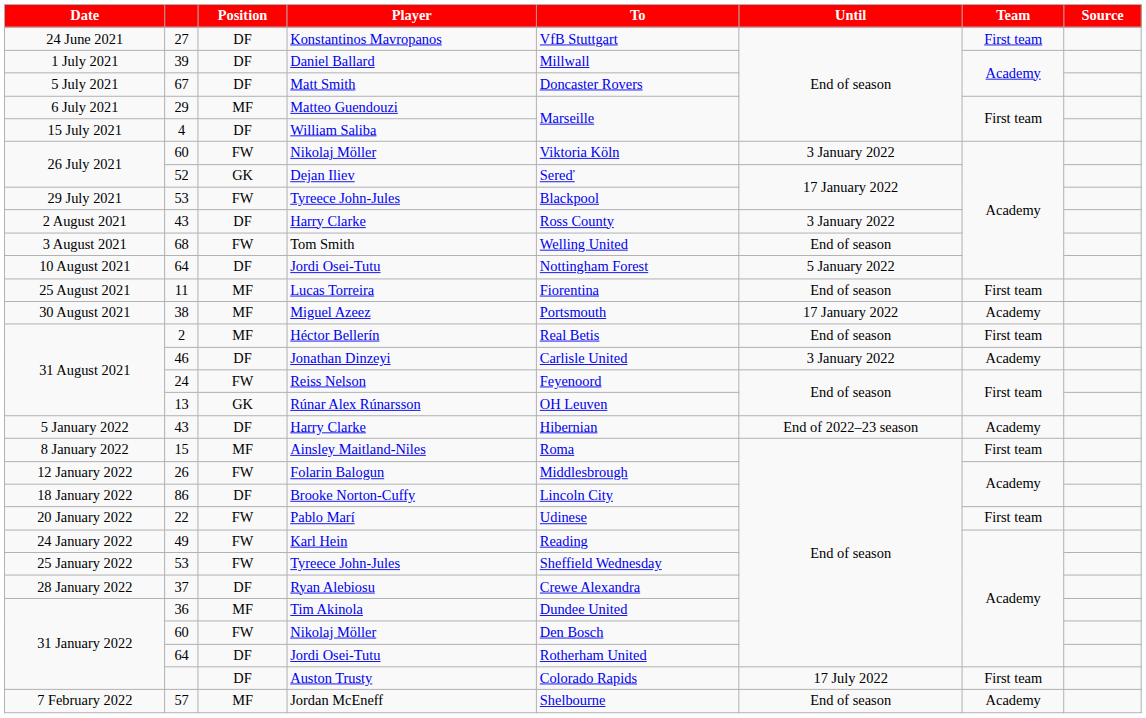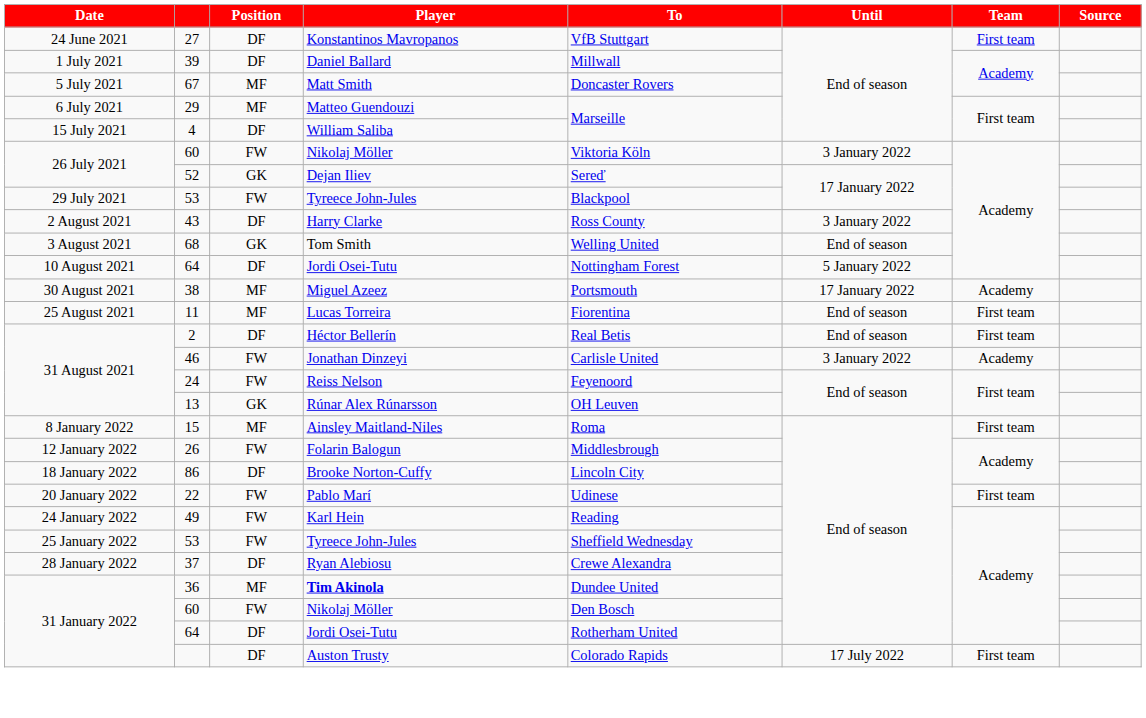(243, 84) DF -> (256, 84) MF
(243, 244) FW -> (256, 244) GK
rows swapped: (85, 289) <-> (85, 312)
(243, 335) MF -> (256, 335) DF
(243, 358) DF -> (256, 358) FW
- row: (85, 426)
(327, 609) normal -> (345, 586) bold
- row: (85, 701)
